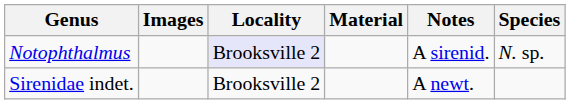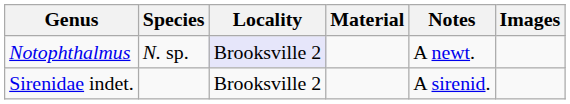columns swapped: (529, 20) <-> (173, 20)
(451, 51) A sirenid. -> (444, 51) A newt.
(443, 83) A newt. -> (452, 83) A sirenid.
